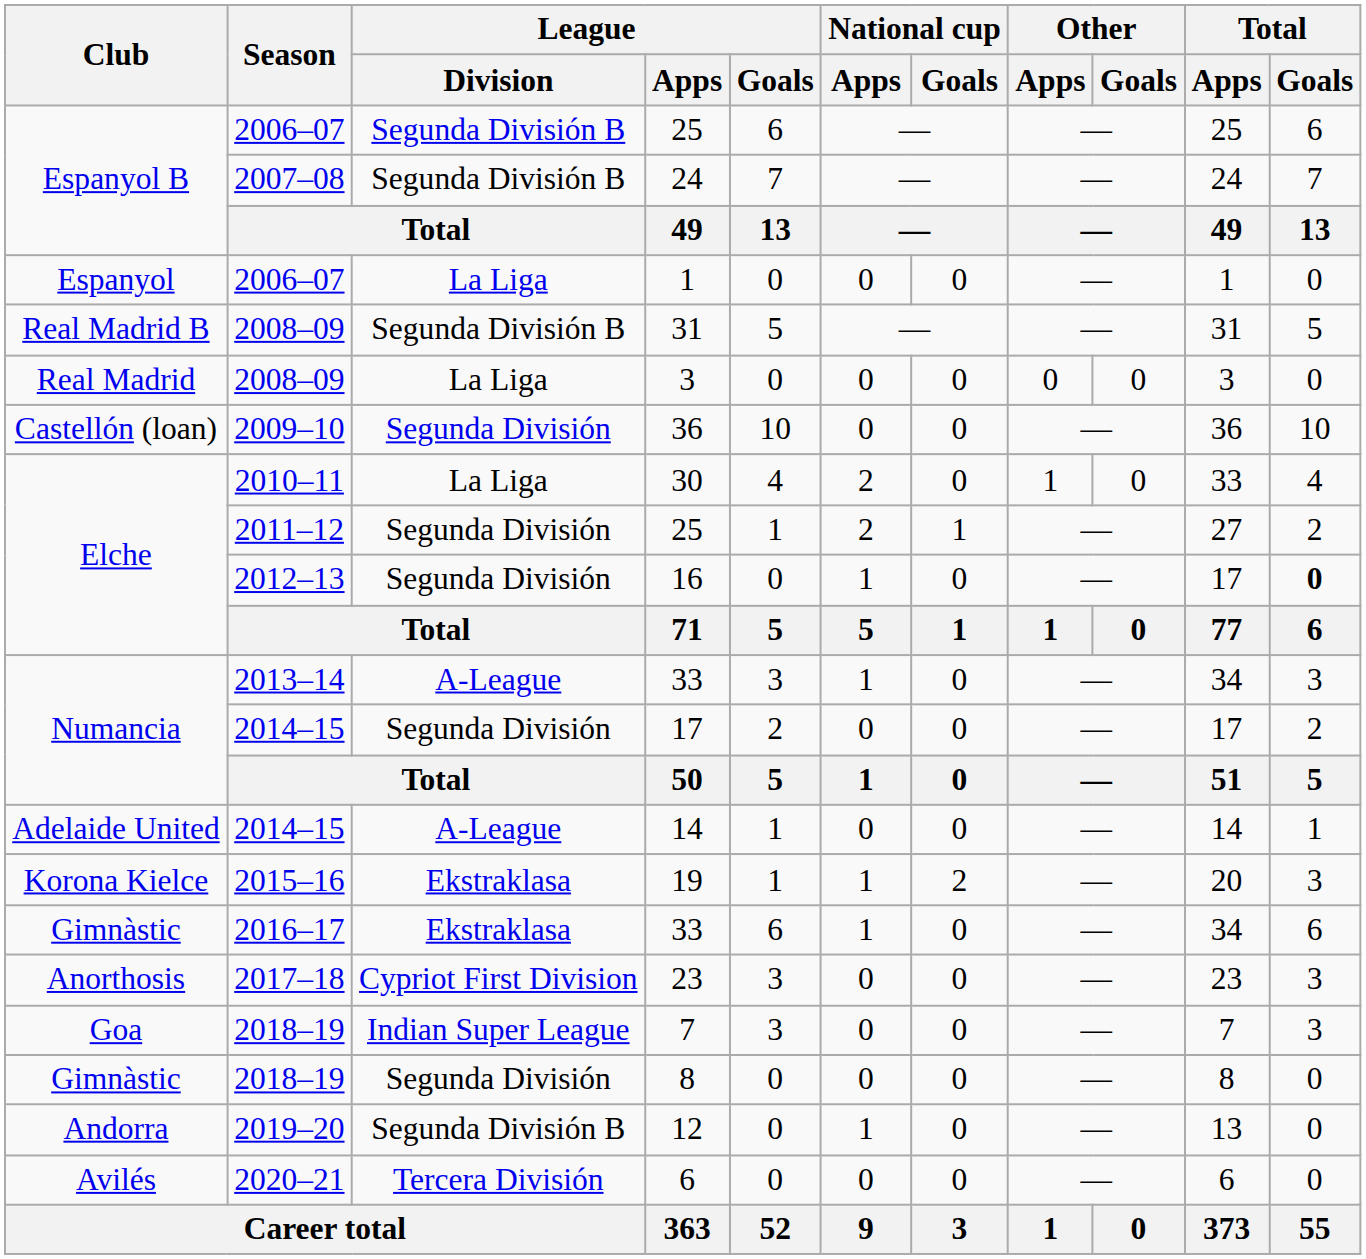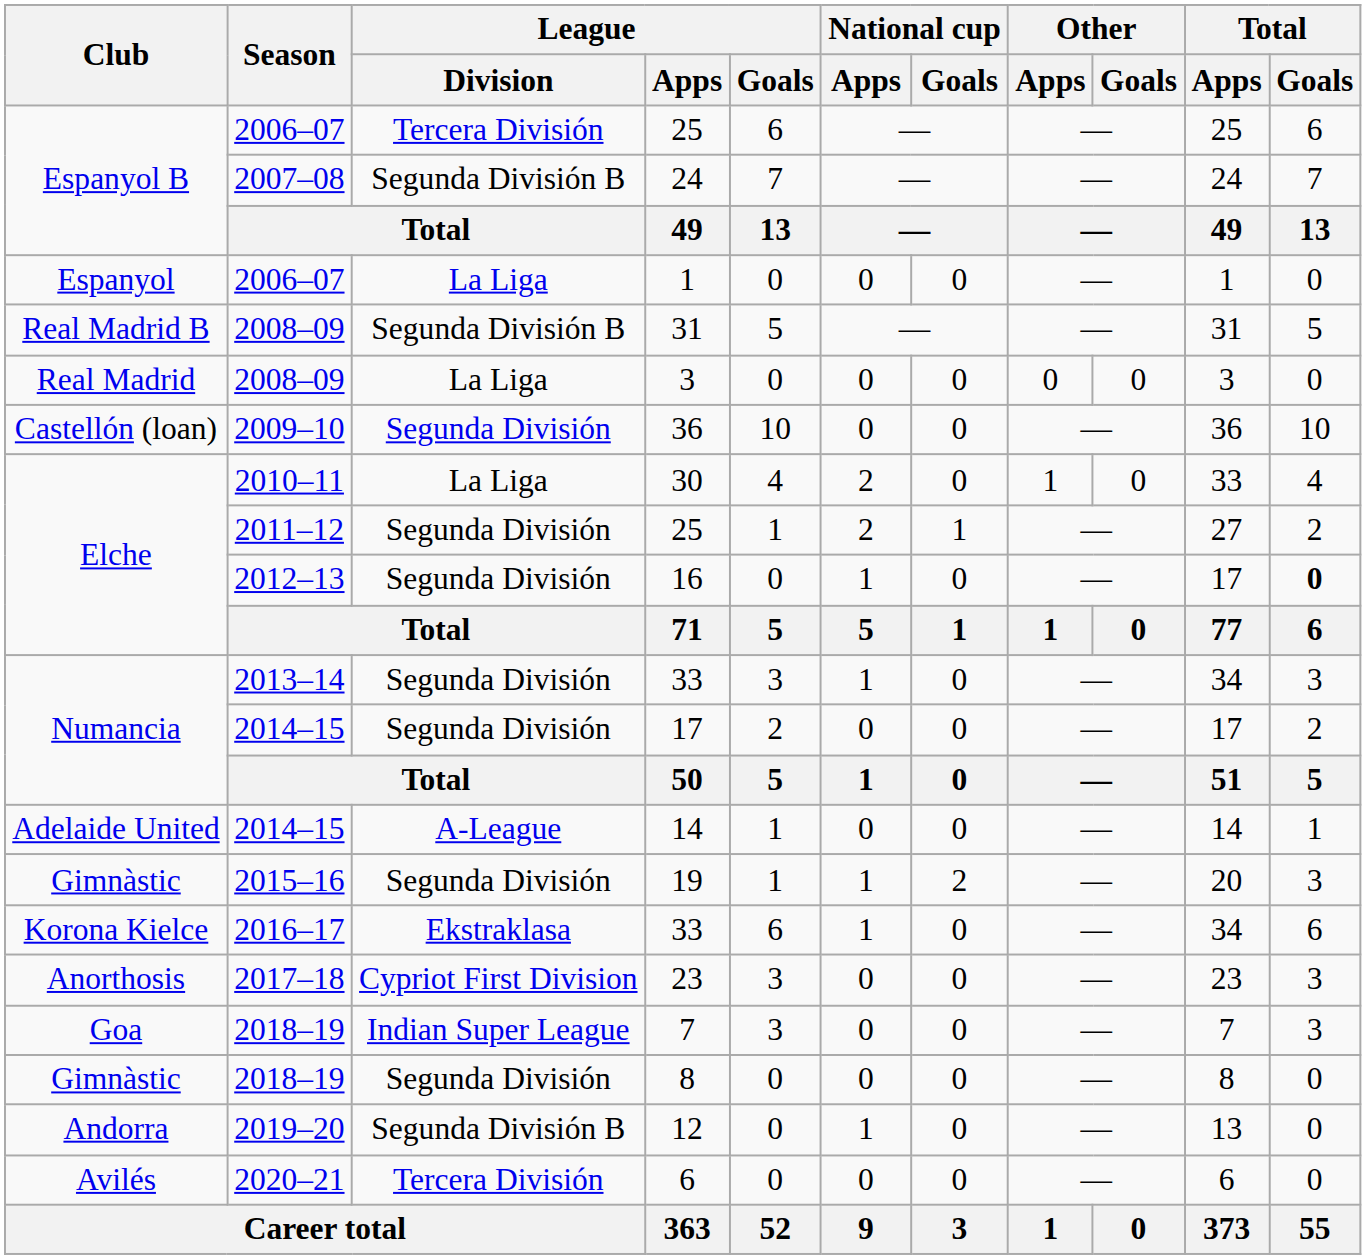(498, 129) Segunda División B -> (498, 129) Tercera División
(498, 679) A-League -> (498, 679) Segunda División
(116, 879) Korona Kielce -> (116, 879) Gimnàstic
(498, 879) Ekstraklasa -> (498, 879) Segunda División
(116, 929) Gimnàstic -> (116, 929) Korona Kielce
